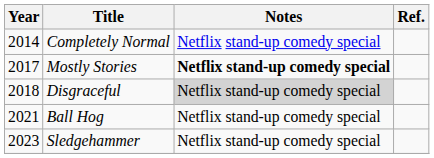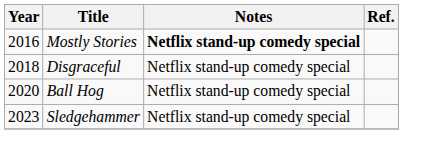- row: (108, 41)
(24, 66) 2017 -> (24, 41) 2016
(279, 91) lightgrey background -> (249, 66) no background
(24, 116) 2021 -> (24, 91) 2020
